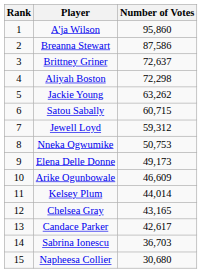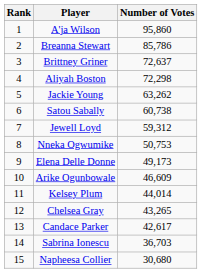(157, 45) 87,586 -> (157, 45) 85,786
(157, 111) 60,715 -> (157, 111) 60,738
(157, 210) 43,165 -> (157, 210) 43,265
